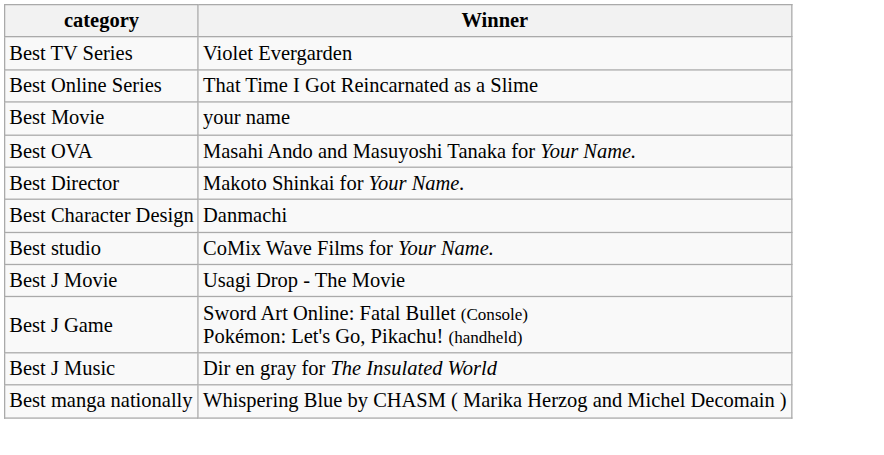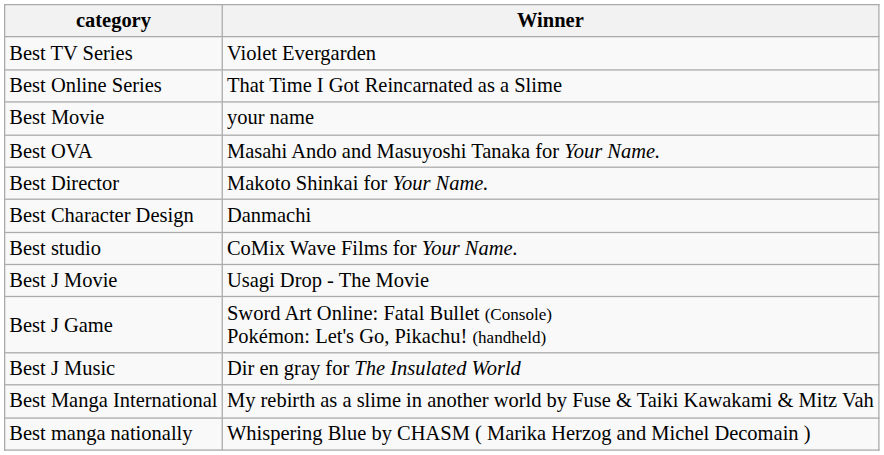+ row: (113, 401)
